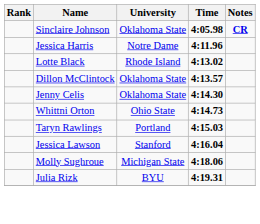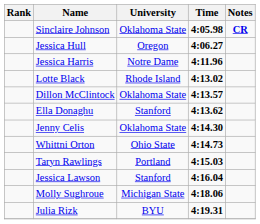+ row: (61, 45)
+ row: (65, 111)
